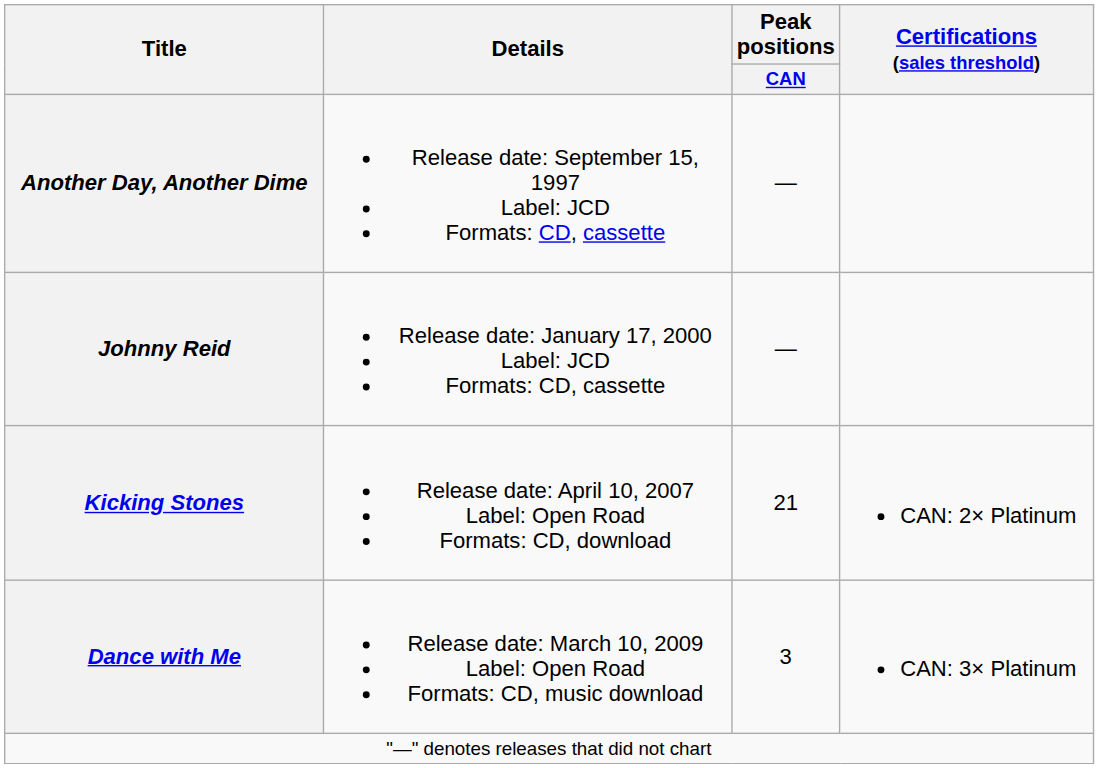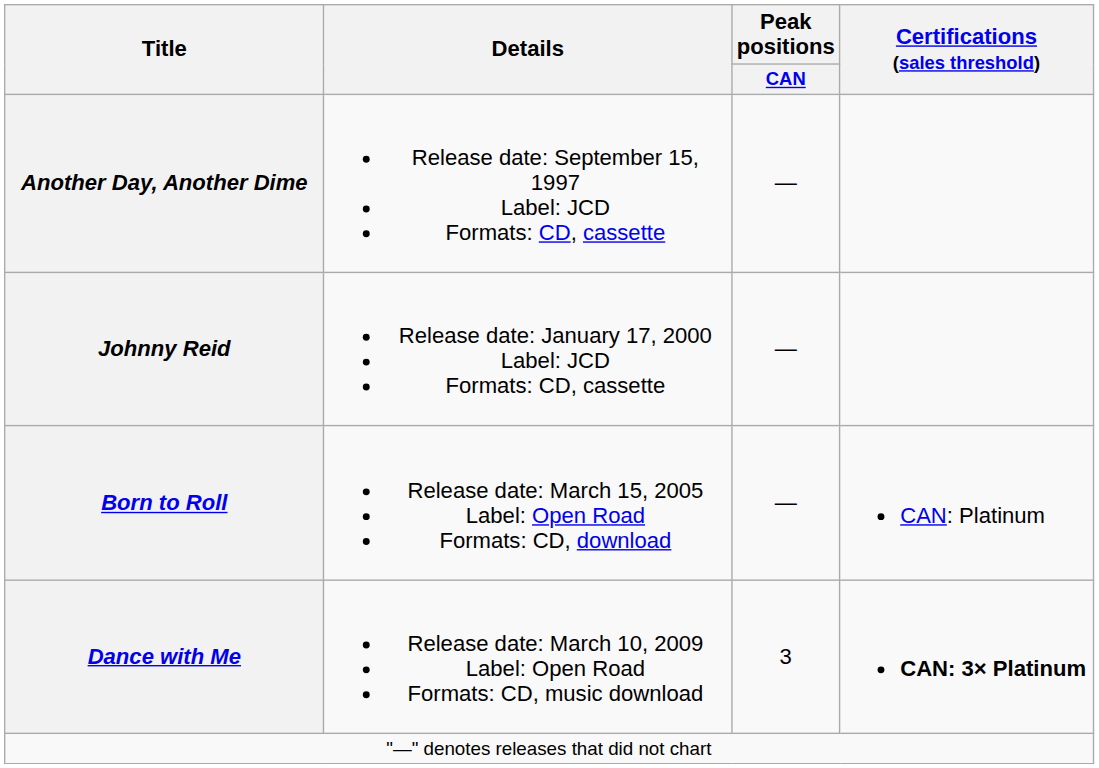+ row: (164, 502)
- row: (164, 502)
(966, 669) normal -> (966, 669) bold
